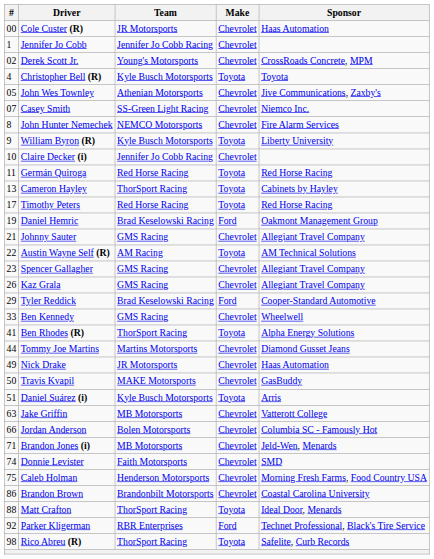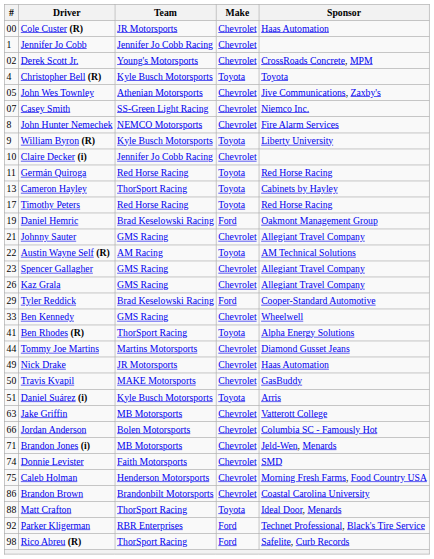(232, 542) Toyota -> (227, 542) Ford
